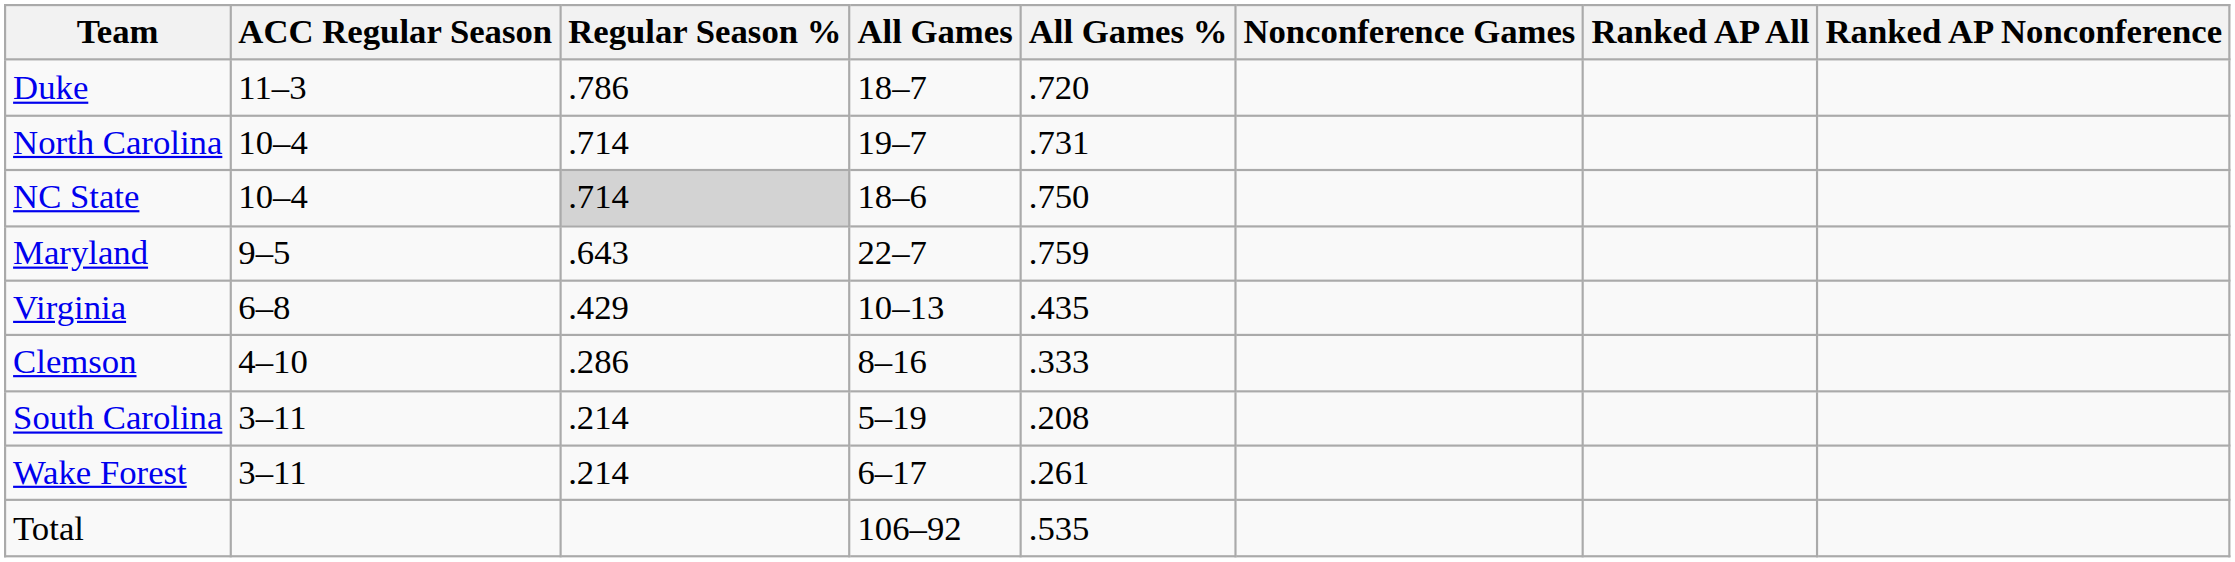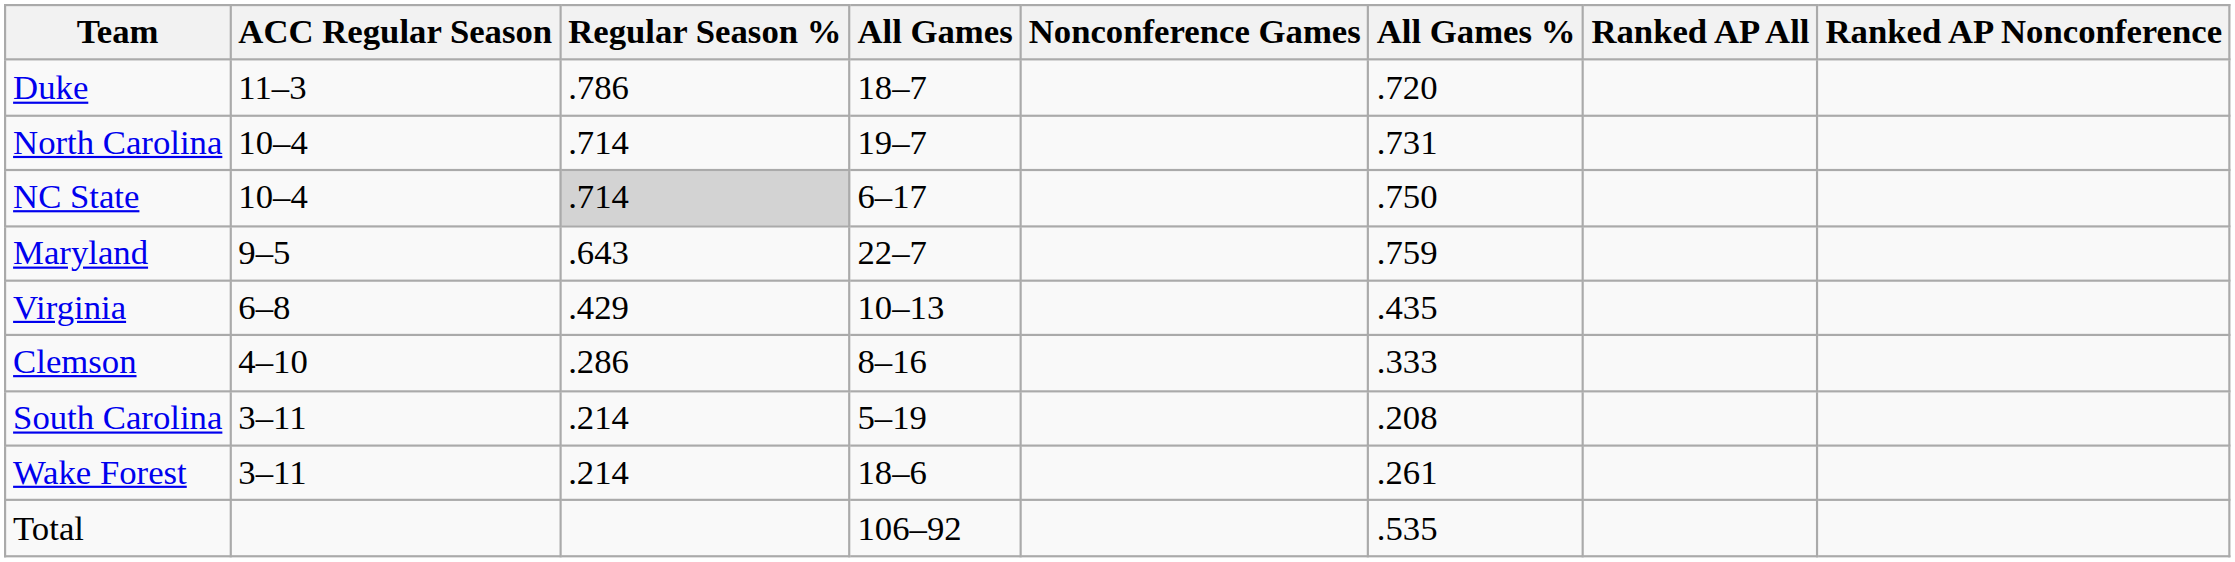columns swapped: (1128, 32) <-> (1409, 32)
(892, 197) 18–6 -> (892, 197) 6–17
(892, 472) 6–17 -> (892, 472) 18–6
